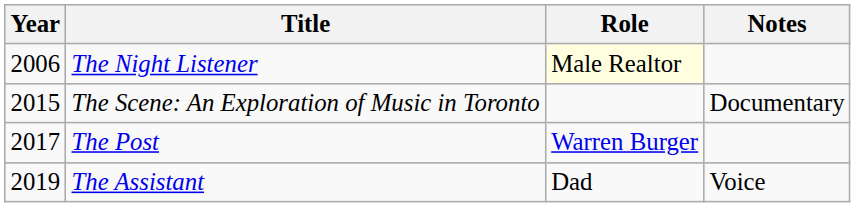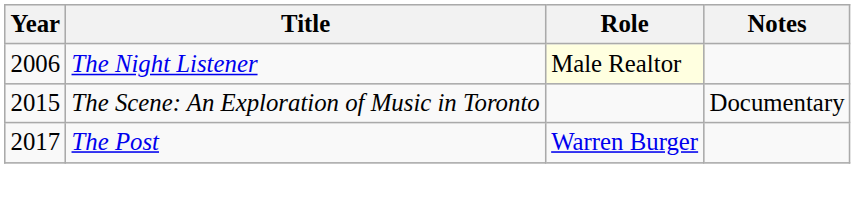- row: (138, 181)
